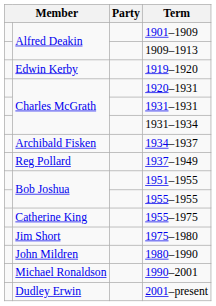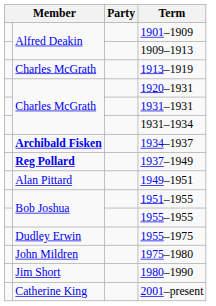+ row: (167, 69)
- row: (171, 69)
(56, 143) normal -> (59, 143) bold
(43, 161) normal -> (45, 161) bold
+ row: (167, 180)
(51, 217) Catherine King -> (48, 236) Dudley Erwin
(38, 236) Jim Short -> (47, 254) John Mildren
(47, 254) John Mildren -> (38, 273) Jim Short
- row: (171, 273)
(48, 291) Dudley Erwin -> (51, 291) Catherine King
